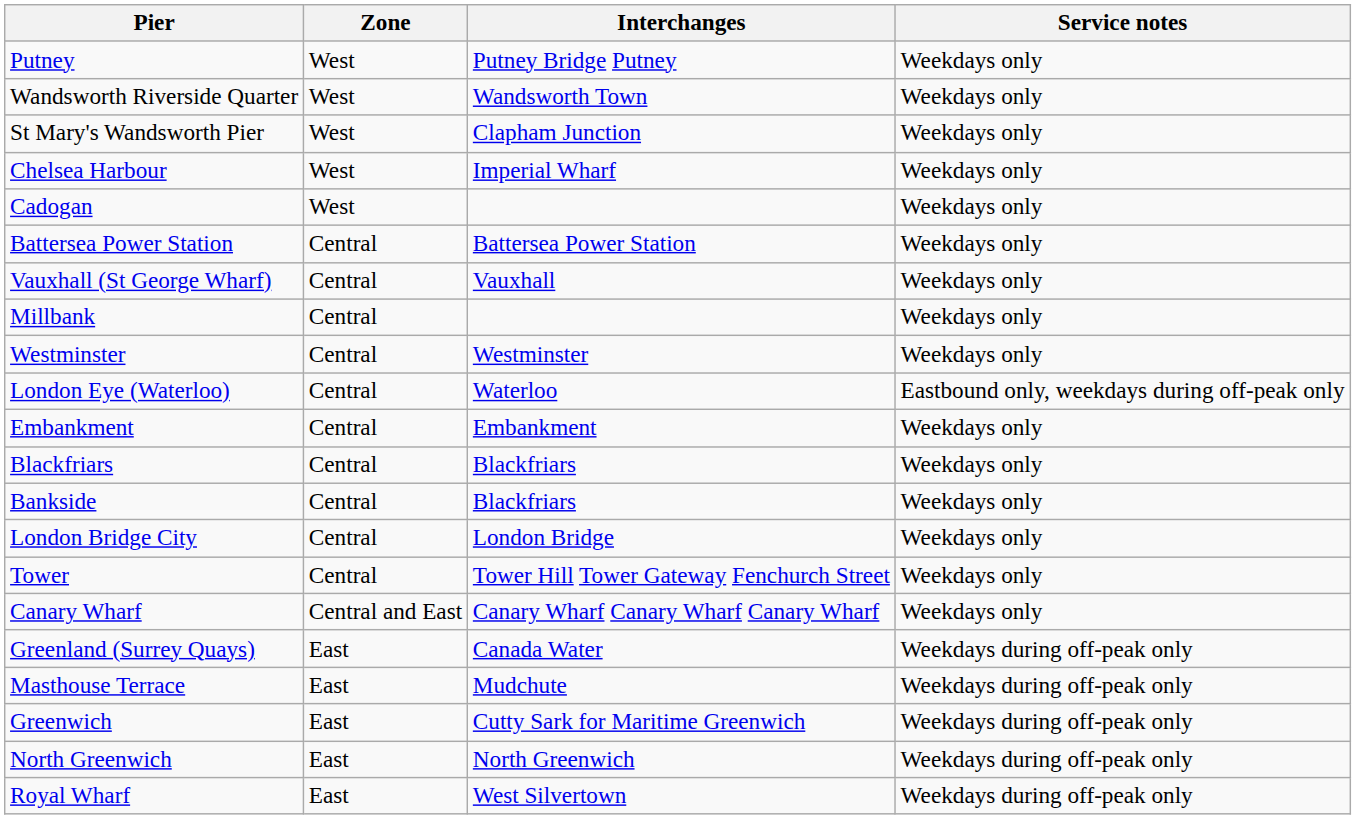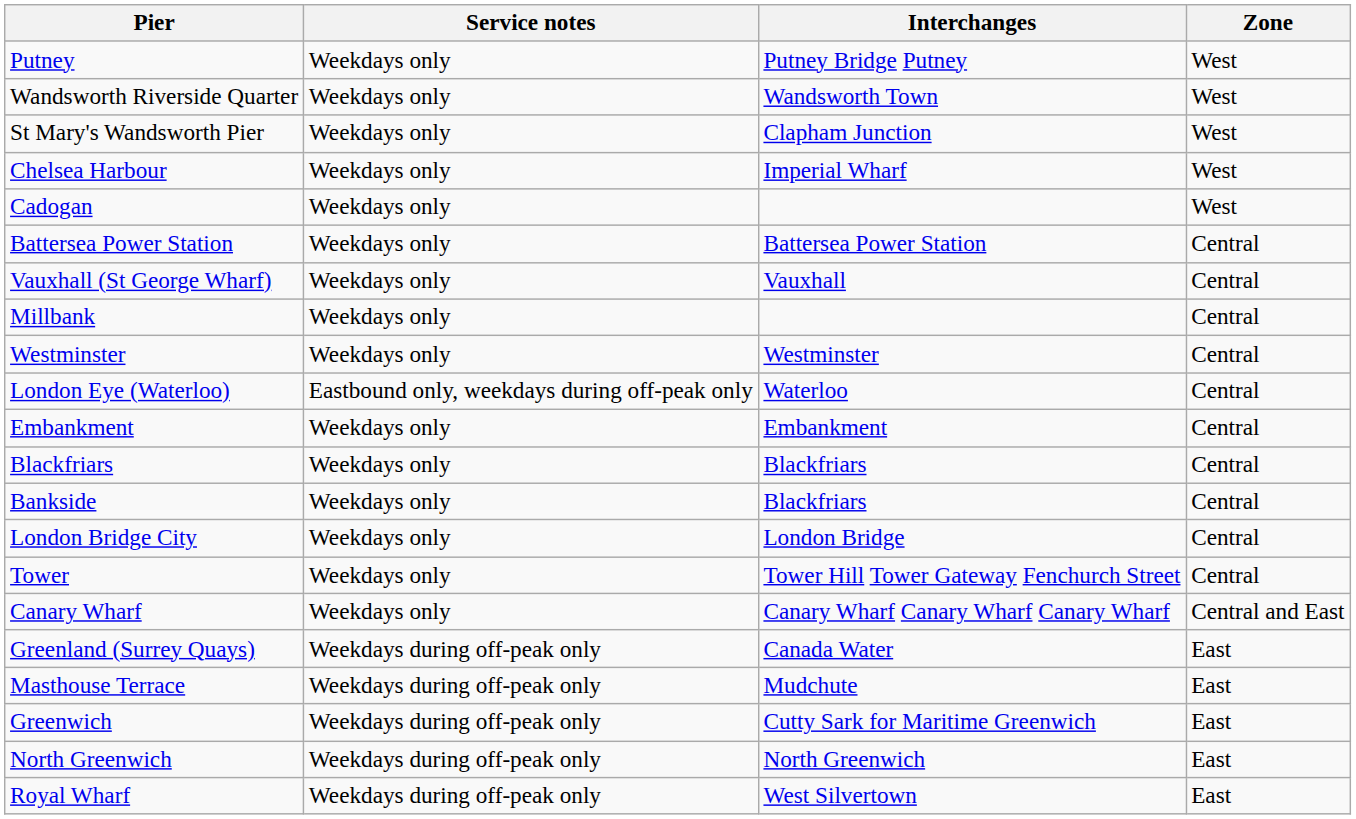columns swapped: (385, 22) <-> (1123, 22)
